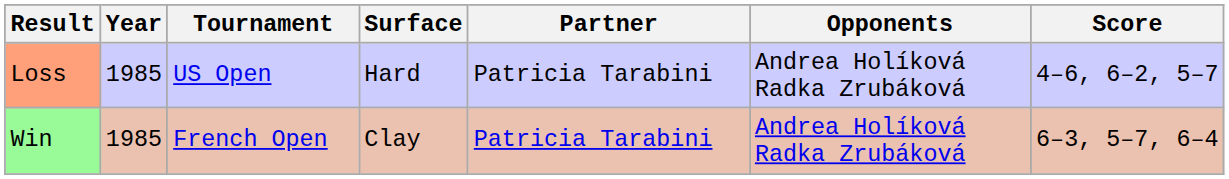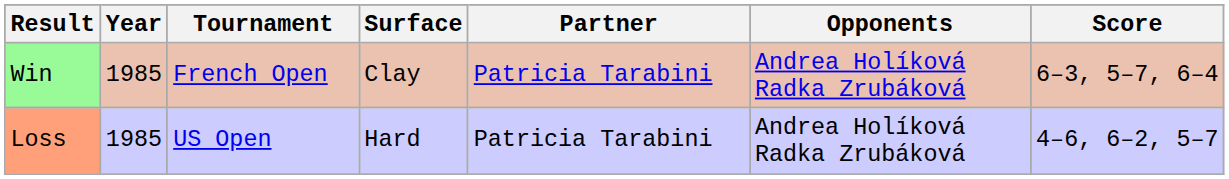rows swapped: (32, 141) <-> (39, 76)
